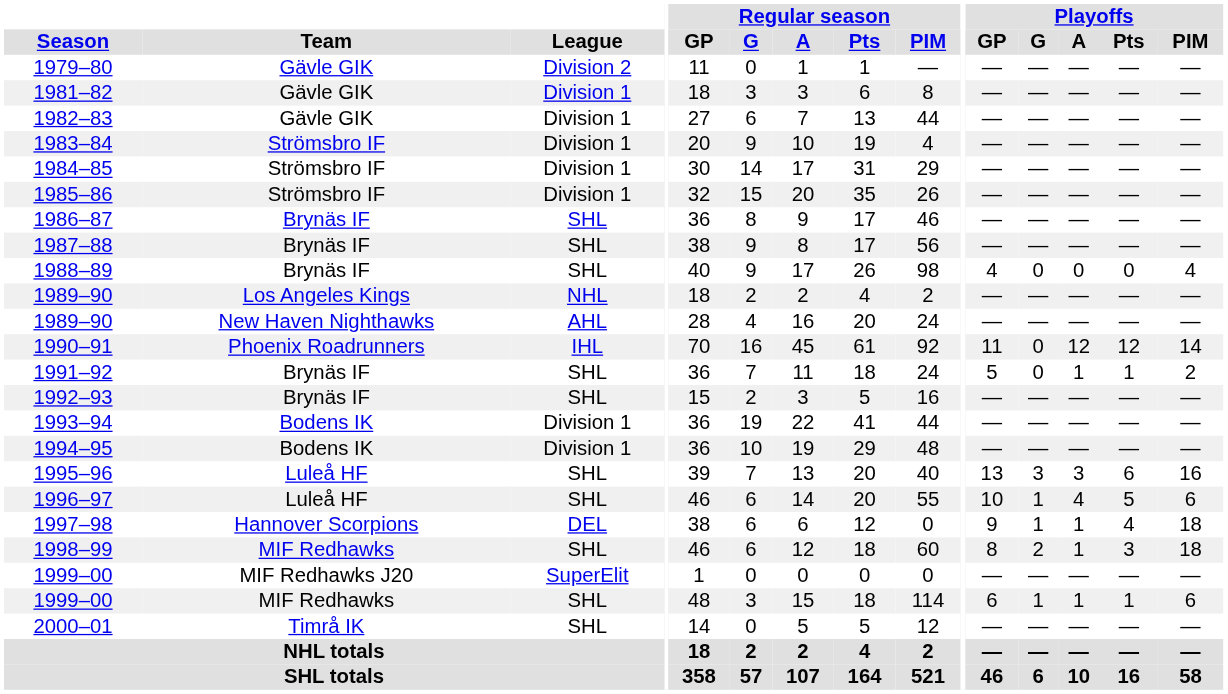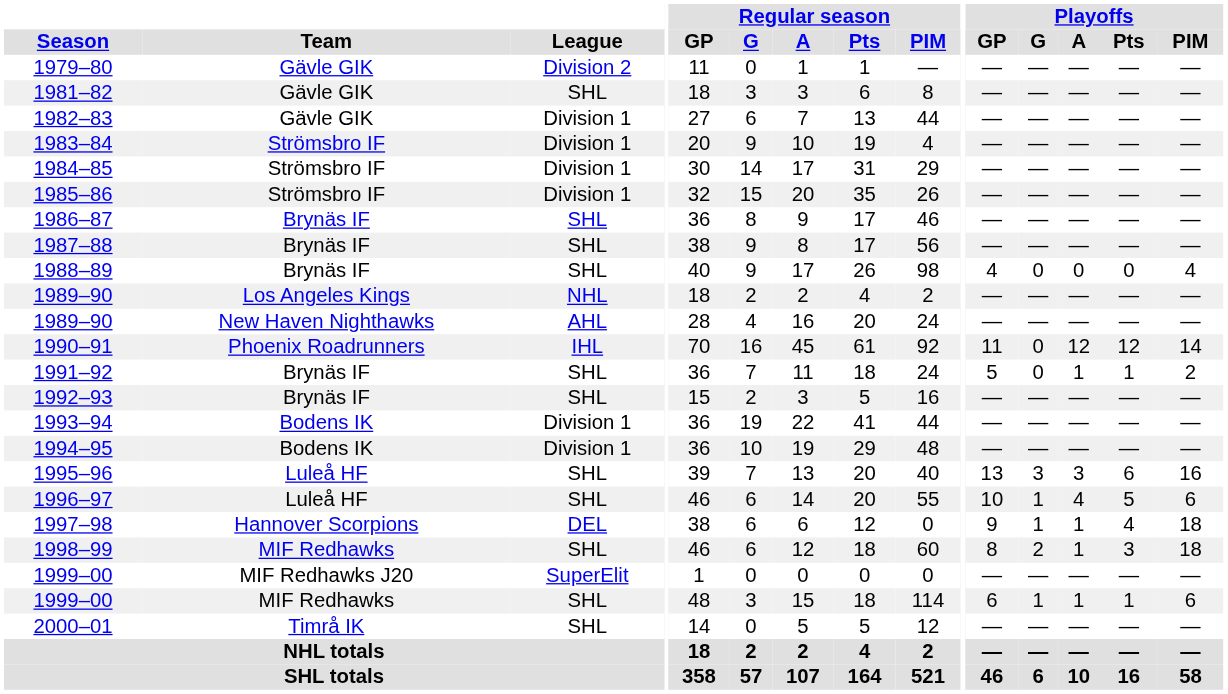(587, 92) Division 1 -> (587, 92) SHL
